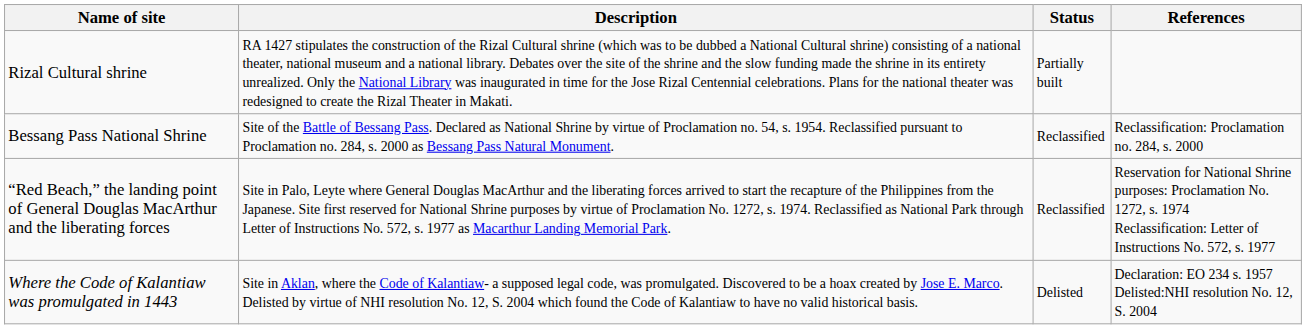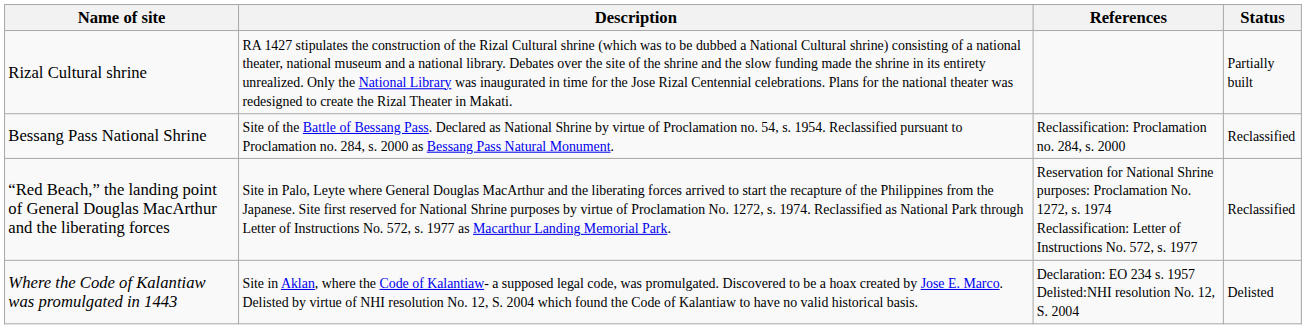columns swapped: (1072, 17) <-> (1206, 17)
